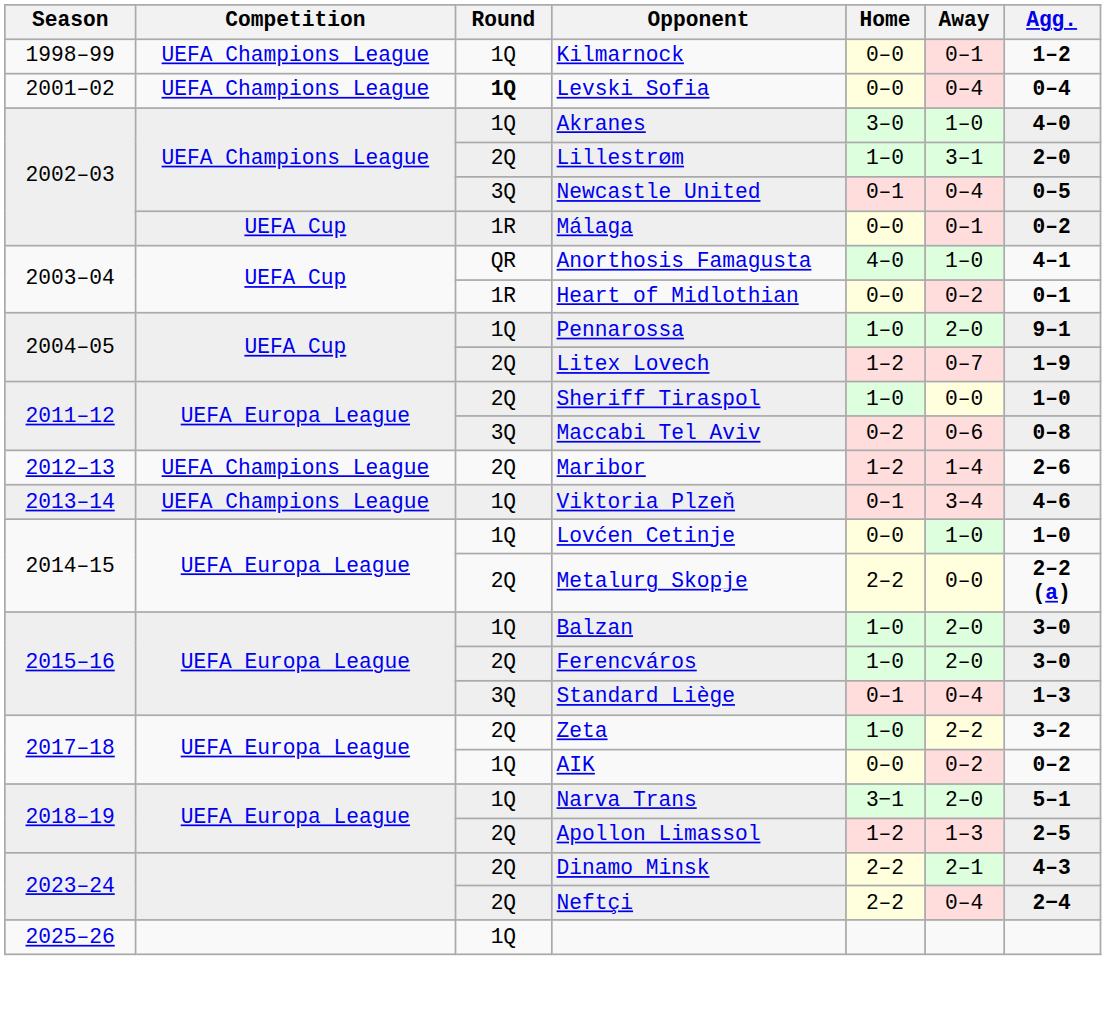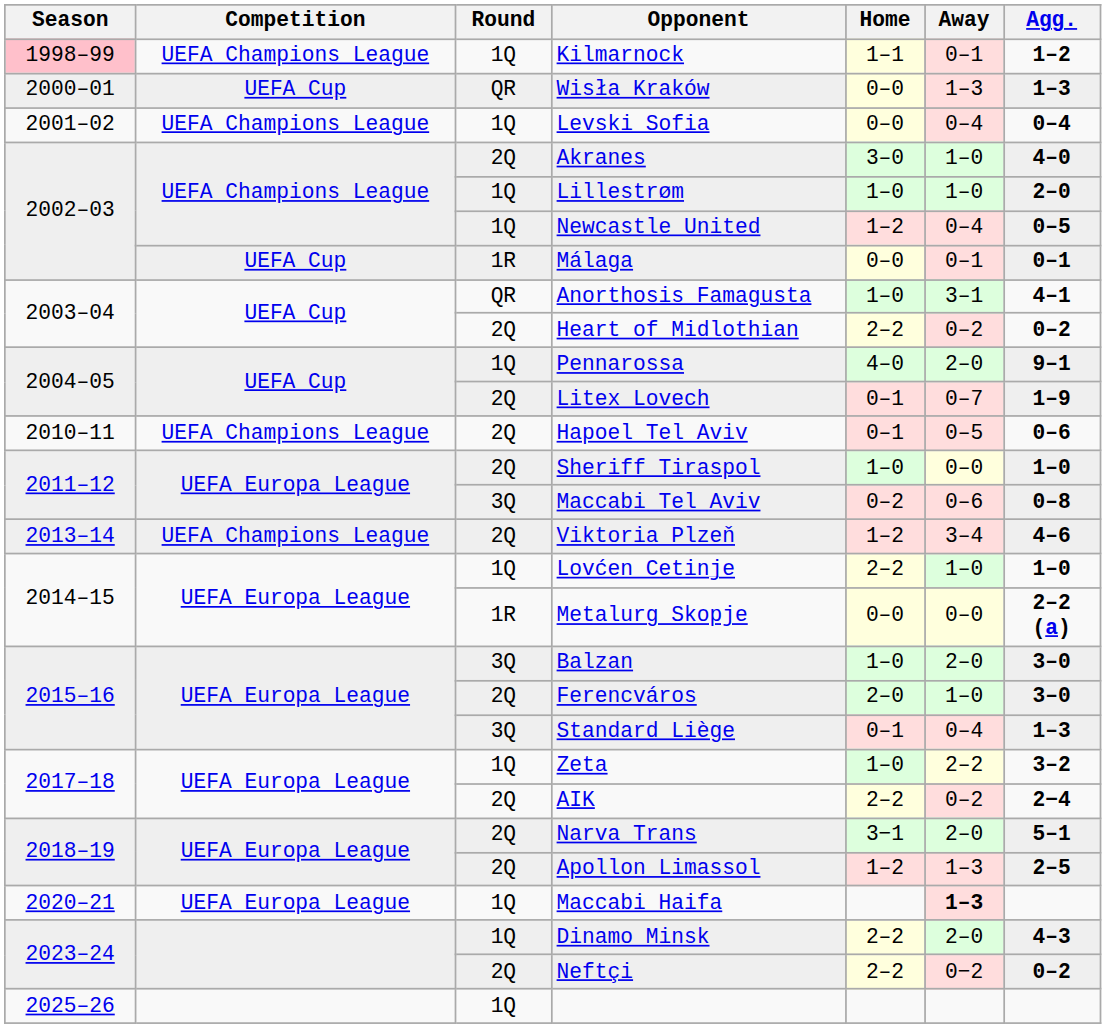(70, 57) no background -> (70, 57) pink background
(885, 57) 0–0 -> (885, 57) 1–1
+ row: (633, 91)
(503, 91) bold -> (503, 125) normal
(503, 125) 1Q -> (503, 160) 2Q
(503, 160) 2Q -> (503, 194) 1Q
(964, 160) 3–1 -> (964, 194) 1–0
(503, 194) 3Q -> (503, 228) 1Q
(885, 194) 0–1 -> (885, 228) 1–2
(1052, 228) 0–2 -> (1052, 262) 0–1
(885, 262) 4–0 -> (885, 297) 1–0
(964, 262) 1–0 -> (964, 297) 3–1
(503, 297) 1R -> (503, 331) 2Q
(885, 297) 0–0 -> (885, 331) 2–2
(1052, 297) 0–1 -> (1052, 331) 0–2
(885, 331) 1–0 -> (885, 365) 4–0
(885, 365) 1–2 -> (885, 400) 0–1
+ row: (652, 434)
- row: (601, 468)
(503, 502) 1Q -> (503, 537) 2Q
(885, 502) 0–1 -> (885, 537) 1–2
(885, 537) 0–0 -> (885, 571) 2–2
(503, 583) 2Q -> (503, 617) 1R
(885, 583) 2–2 -> (885, 617) 0–0
(503, 629) 1Q -> (503, 664) 3Q
(885, 664) 1–0 -> (885, 698) 2–0
(964, 664) 2–0 -> (964, 698) 1–0
(503, 732) 2Q -> (503, 767) 1Q
(503, 767) 1Q -> (503, 801) 2Q
(885, 767) 0–0 -> (885, 801) 2–2
(1052, 767) 0–2 -> (1052, 801) 2−4
(503, 801) 1Q -> (503, 835) 2Q
+ row: (639, 904)
(503, 869) 2Q -> (503, 938) 1Q
(964, 869) 2–1 -> (964, 938) 2–0
(964, 904) 0–4 -> (964, 972) 0−2
(1052, 904) 2−4 -> (1052, 972) 0–2
